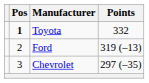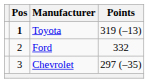(121, 30) 332 -> (121, 30) 319 (–13)
(121, 47) 319 (–13) -> (121, 47) 332
